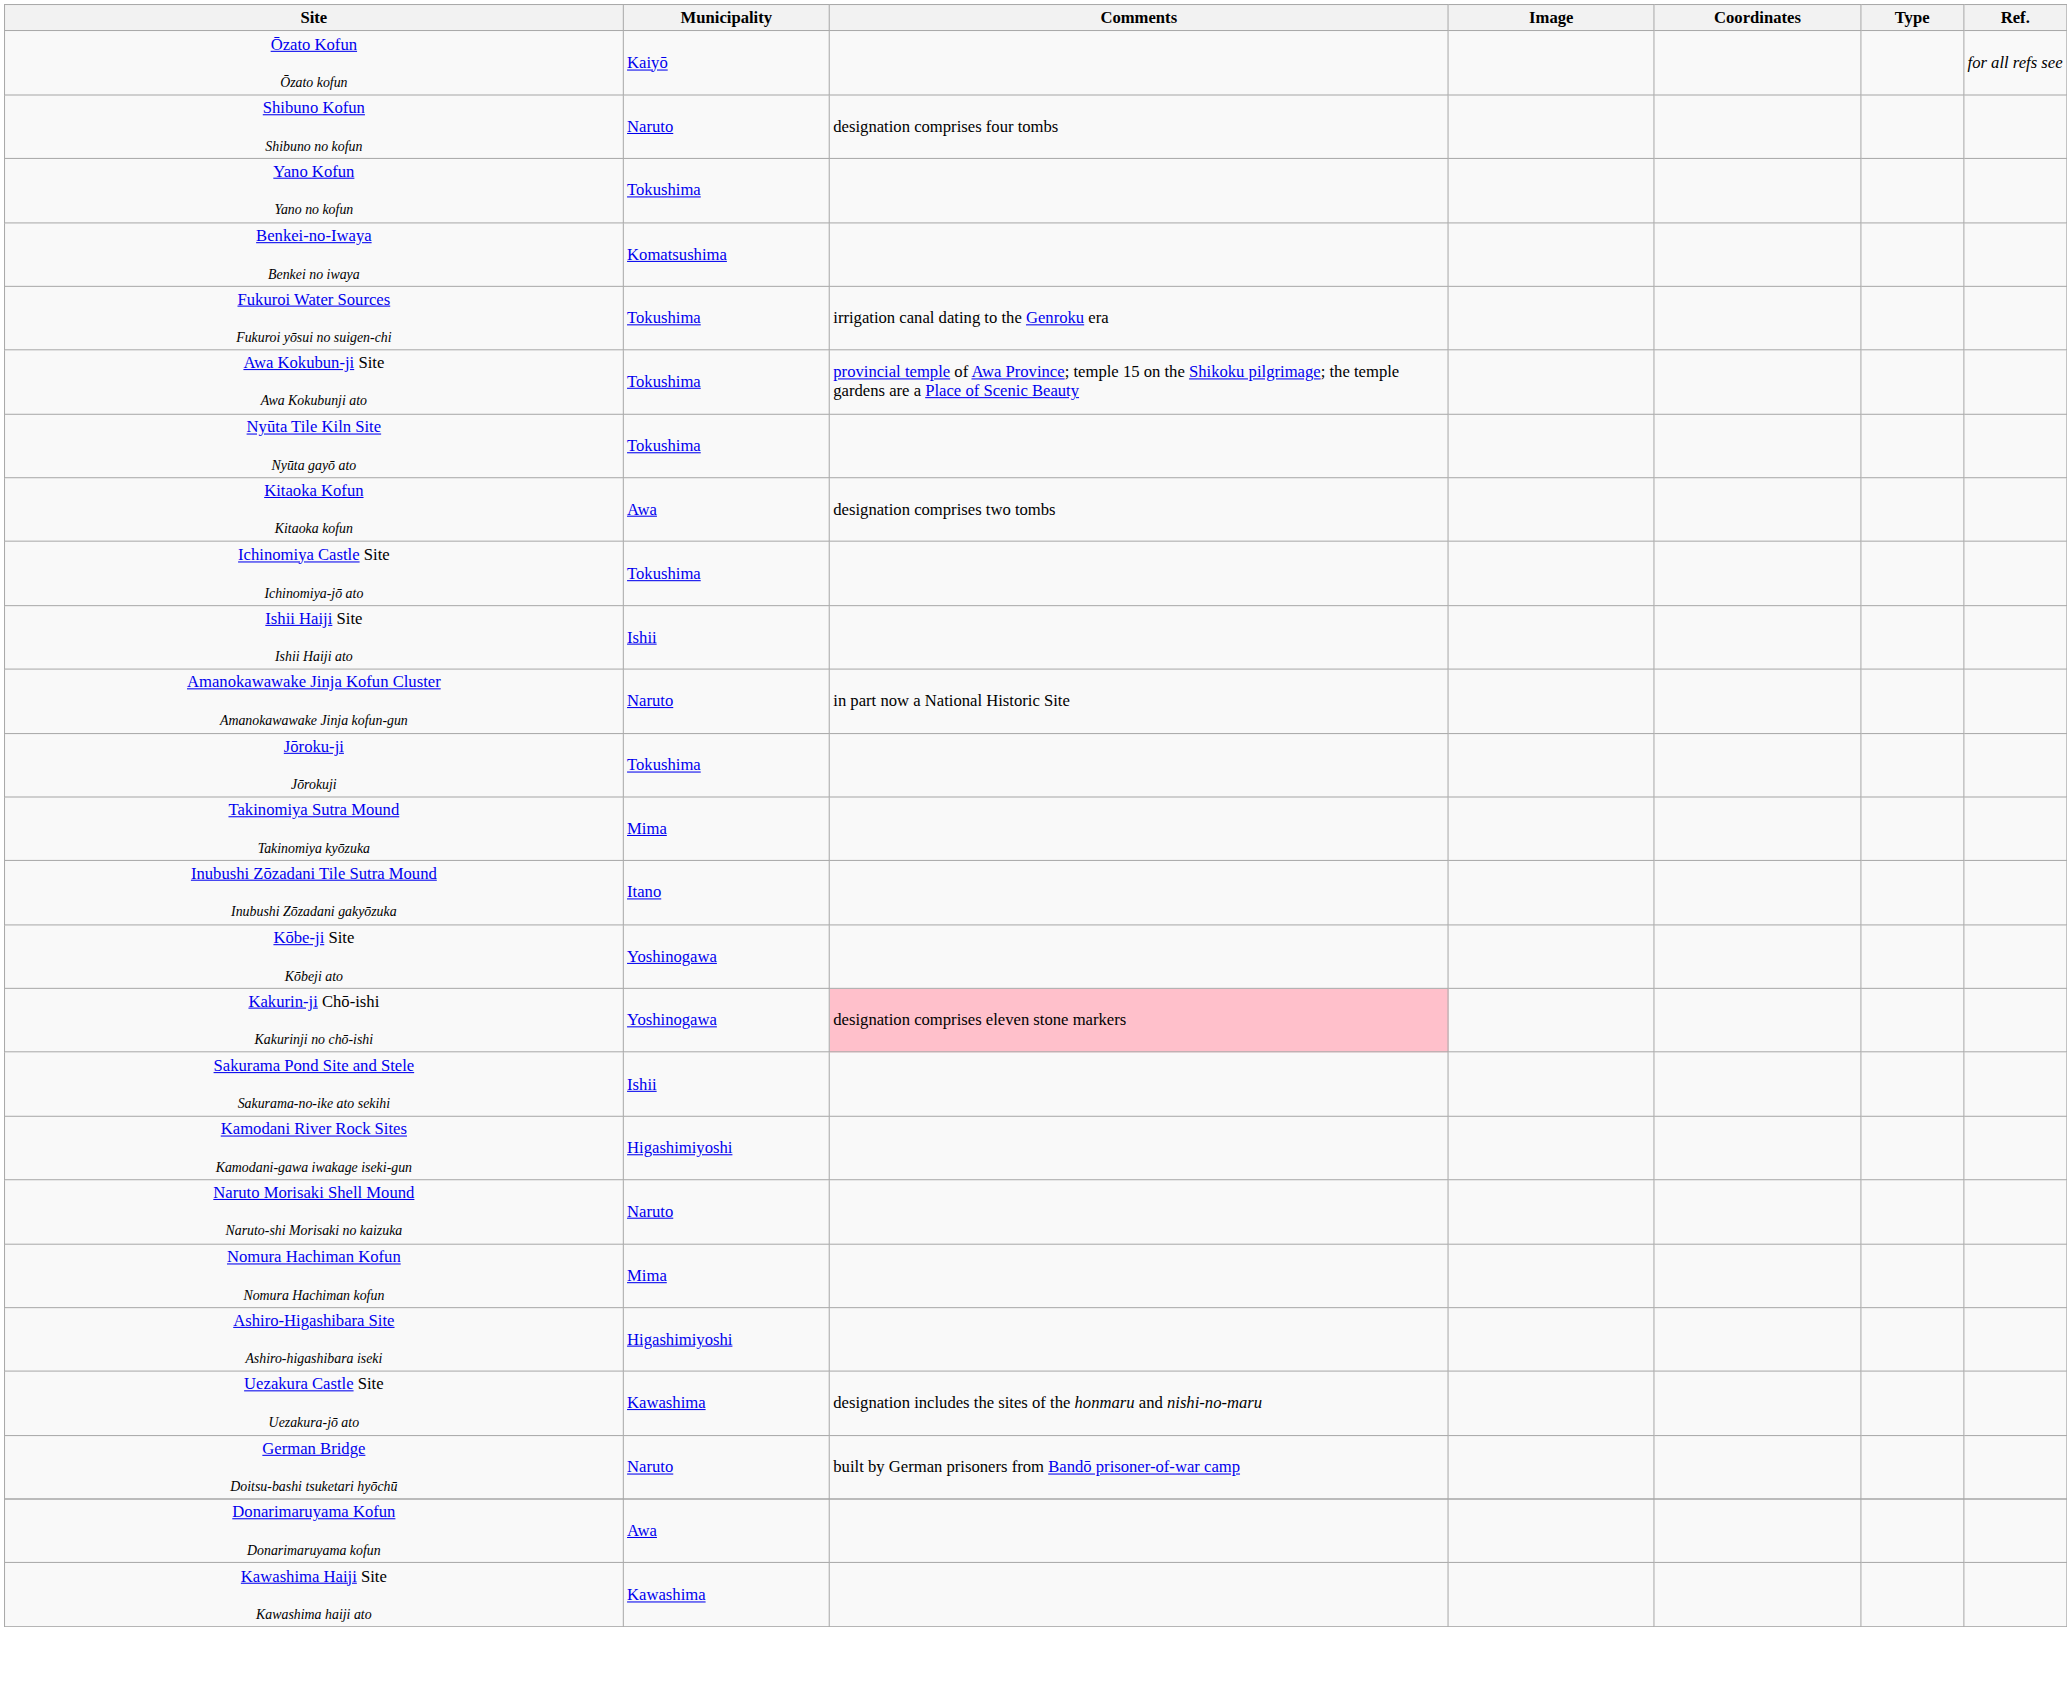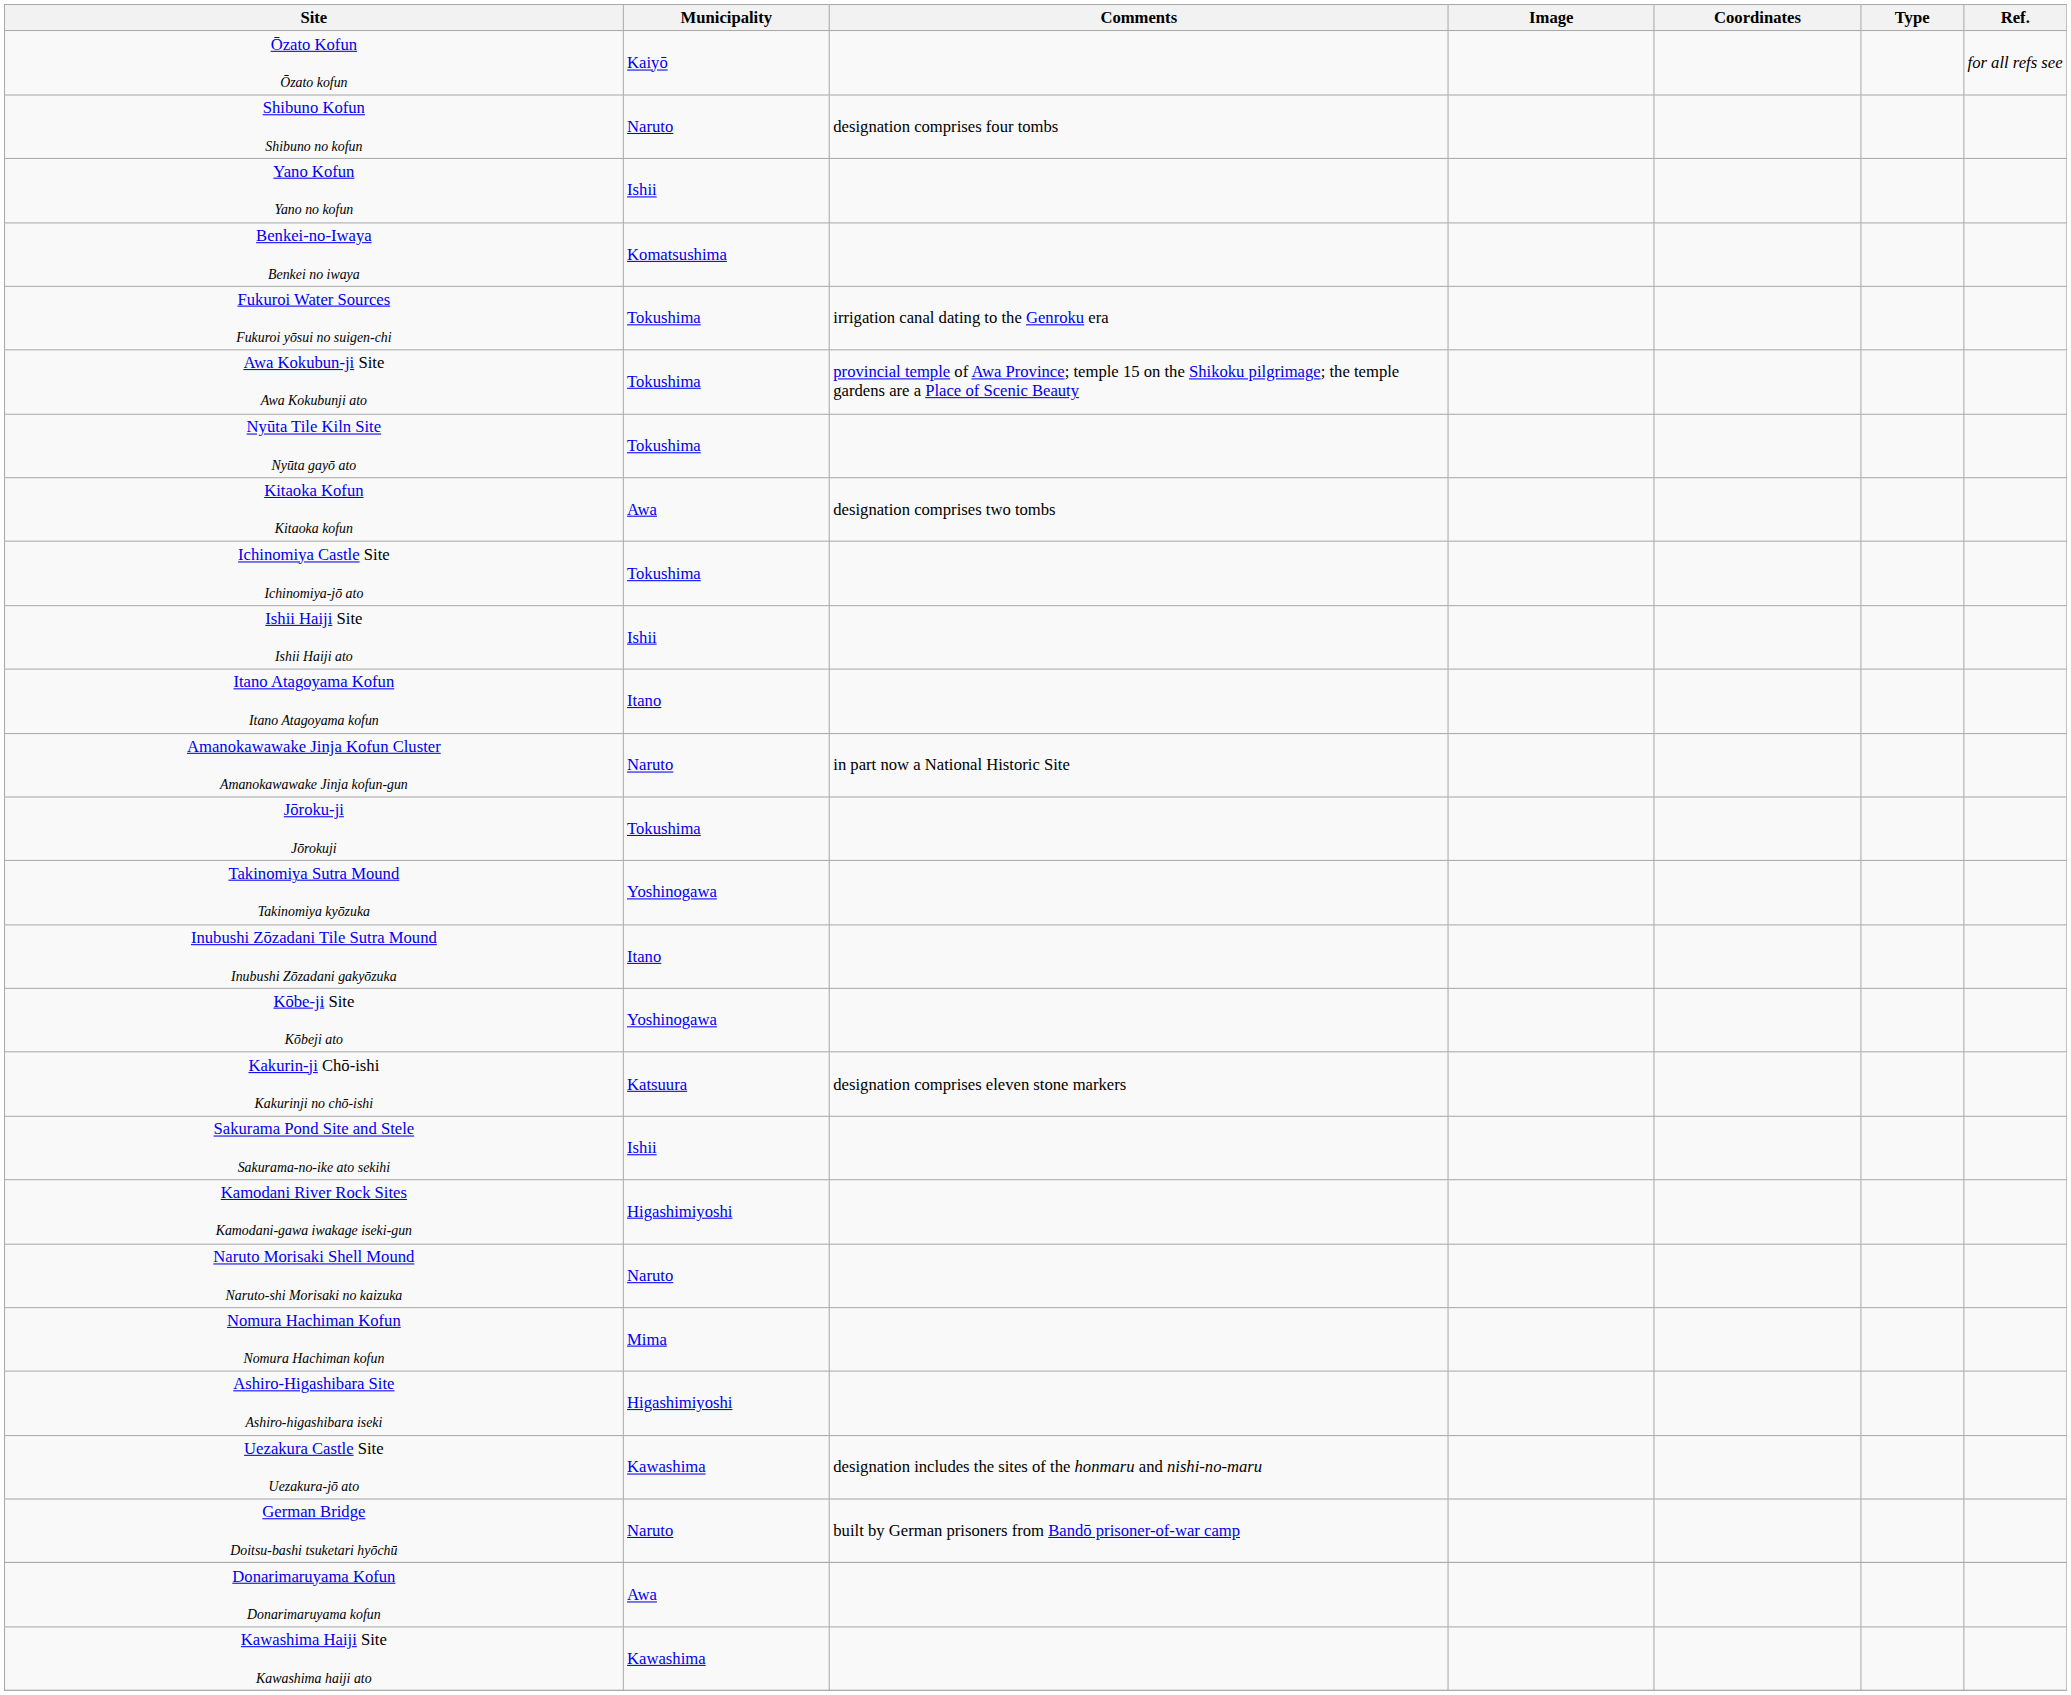(664, 190) Tokushima -> (642, 190) Ishii
+ row: (314, 701)
(647, 828) Mima -> (672, 892) Yoshinogawa
(672, 1020) Yoshinogawa -> (657, 1084) Katsuura
(980, 1020) pink background -> (980, 1084) no background
